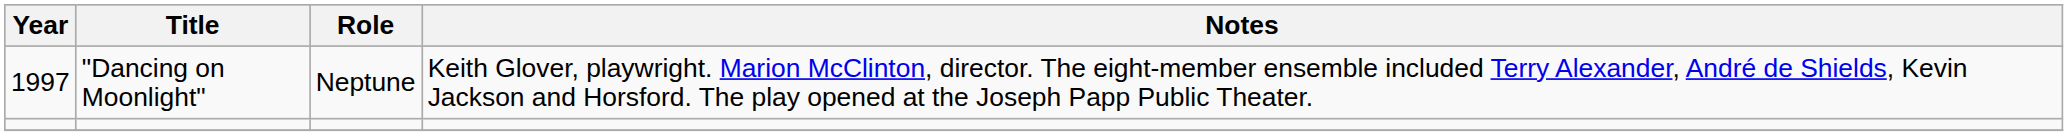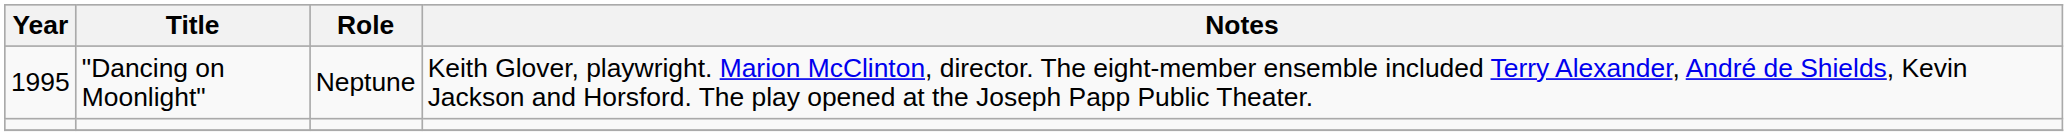(40, 82) 1997 -> (40, 82) 1995
